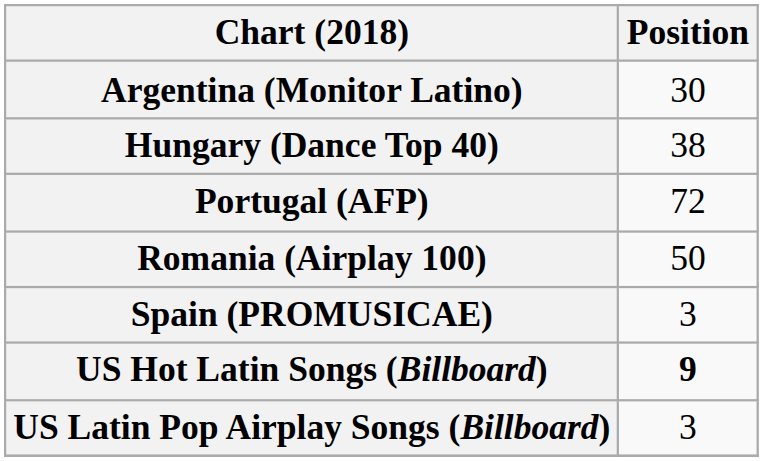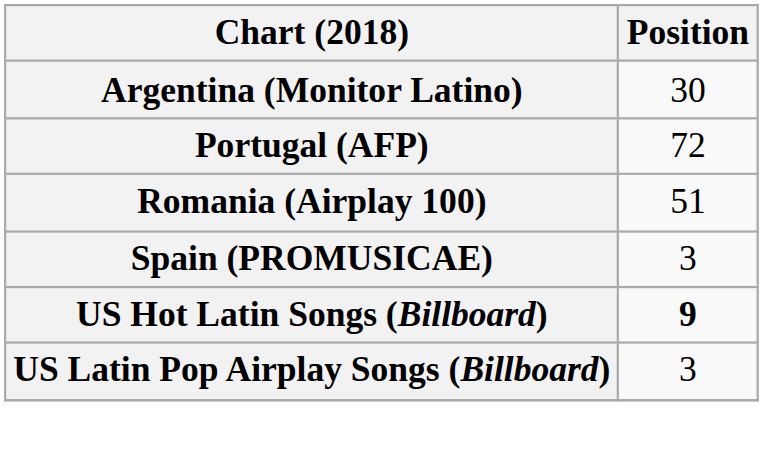- row: (312, 145)
(688, 257) 50 -> (688, 201) 51
